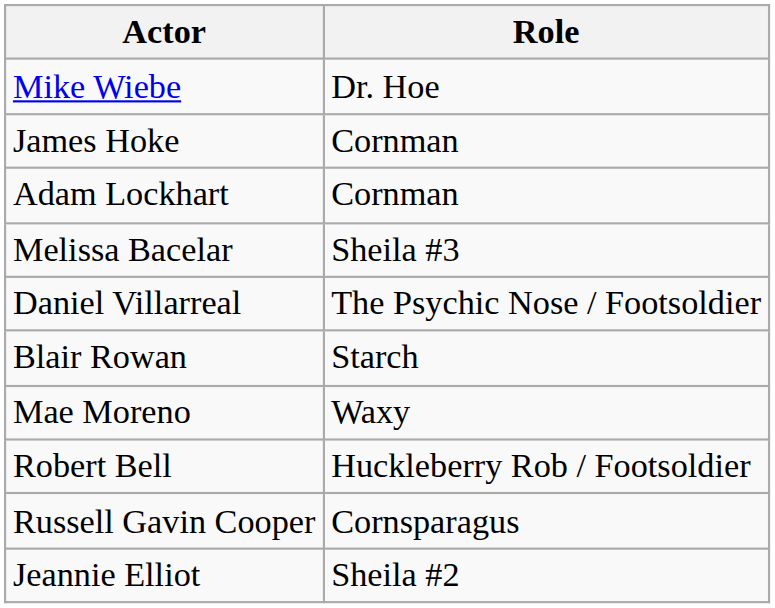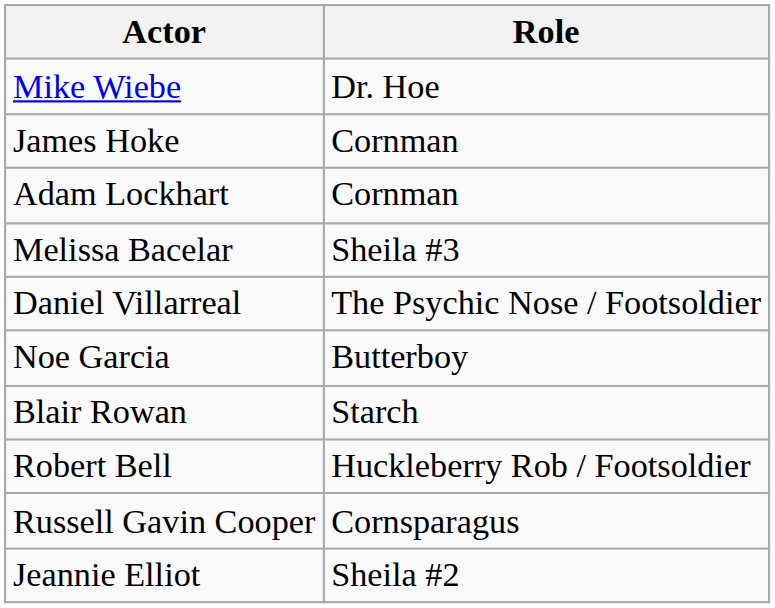+ row: (91, 357)
- row: (102, 411)
